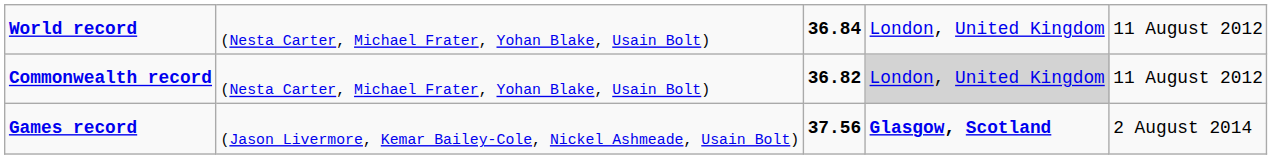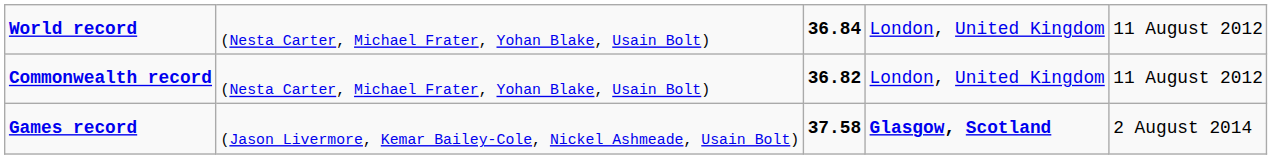(987, 79) lightgrey background -> (987, 79) no background
(834, 129) 37.56 -> (834, 129) 37.58
